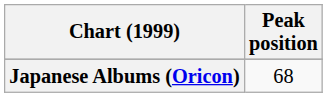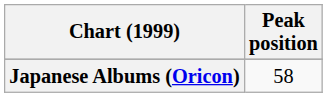(283, 75) 68 -> (283, 75) 58
